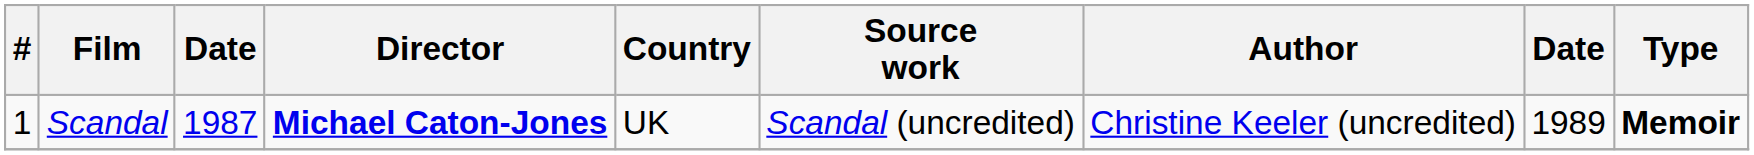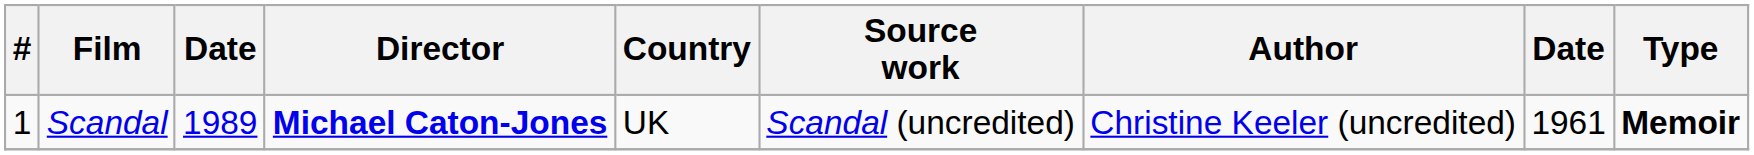(220, 121) 1987 -> (220, 121) 1989
(1569, 121) 1989 -> (1569, 121) 1961
